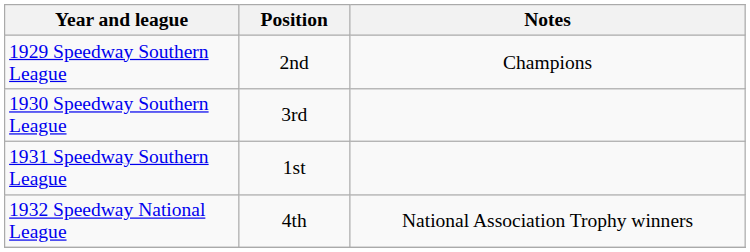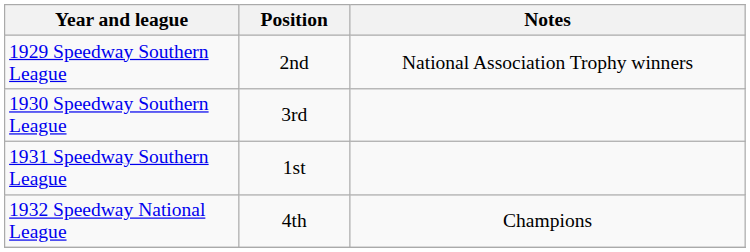(548, 61) Champions -> (548, 61) National Association Trophy winners
(548, 220) National Association Trophy winners -> (548, 220) Champions
